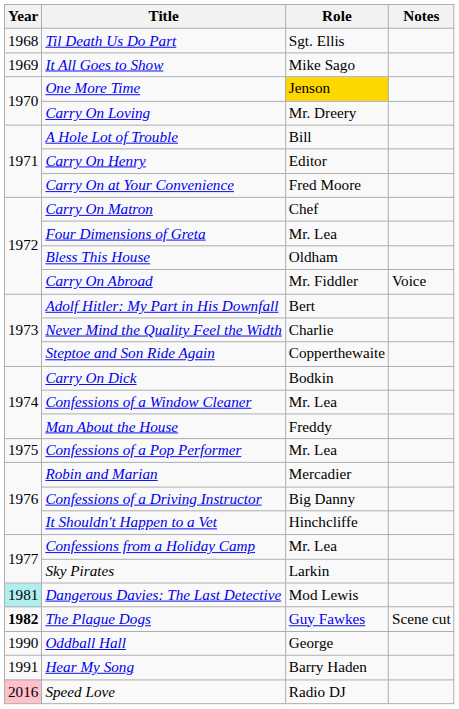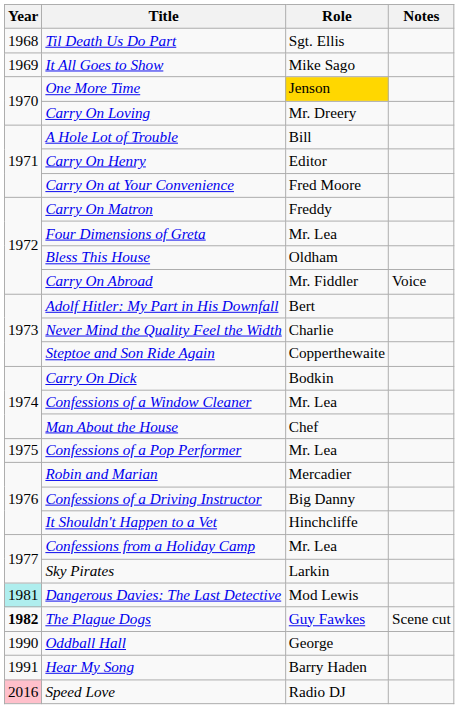(304, 209) Chef -> (310, 209) Freddy
(310, 426) Freddy -> (304, 426) Chef
